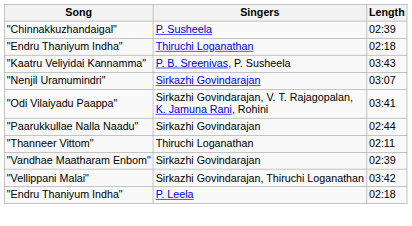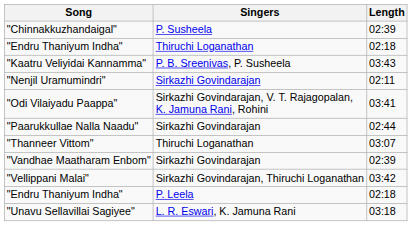(382, 81) 03:07 -> (382, 81) 02:11
(382, 144) 02:11 -> (382, 144) 03:07
+ row: (71, 212)
